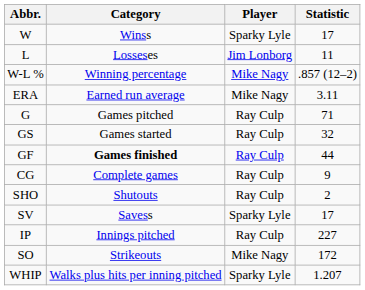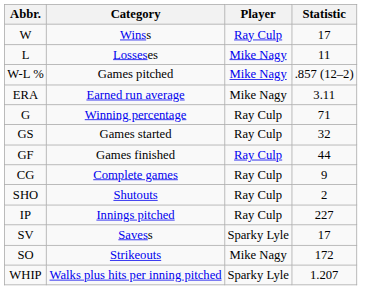(260, 34) Sparky Lyle -> (258, 34) Ray Culp
(260, 54) Jim Lonborg -> (258, 54) Mike Nagy
(136, 74) Winning percentage -> (136, 74) Games pitched
(136, 114) Games pitched -> (136, 114) Winning percentage
(136, 154) bold -> (136, 154) normal
rows swapped: (25, 214) <-> (25, 235)
